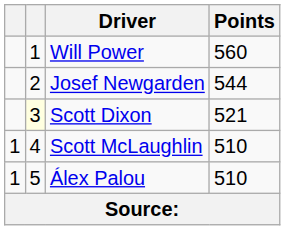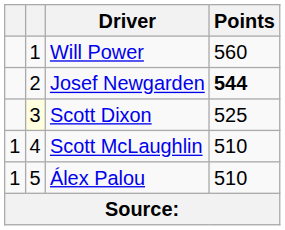(231, 84) normal -> (231, 84) bold
(231, 115) 521 -> (231, 115) 525
